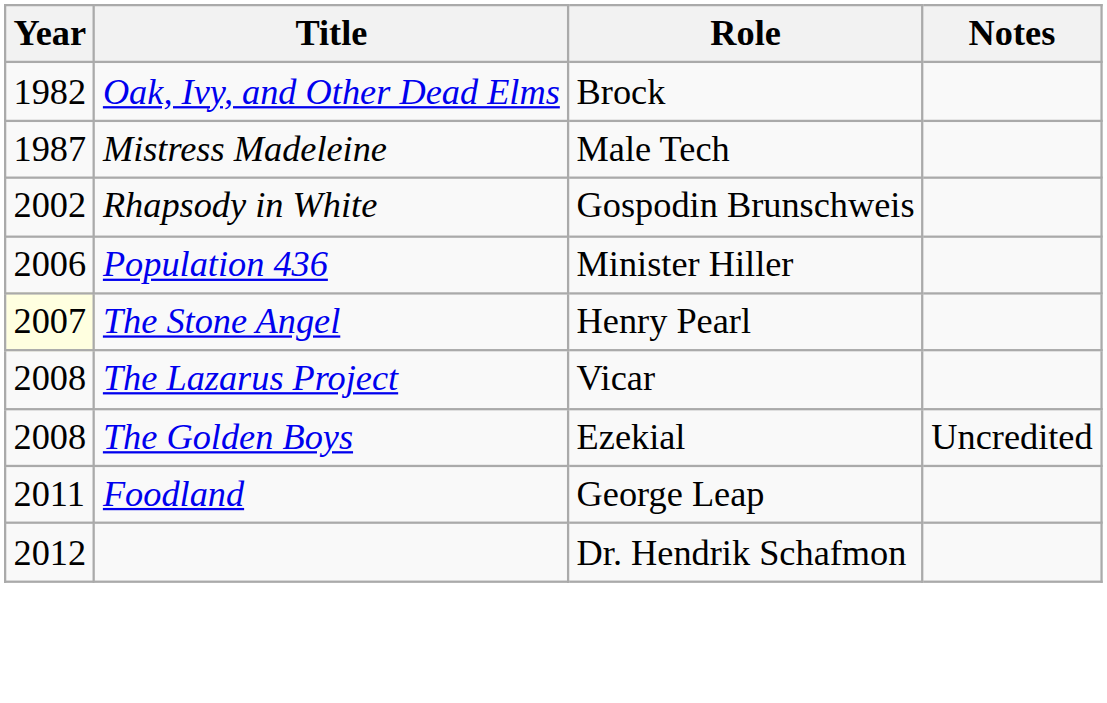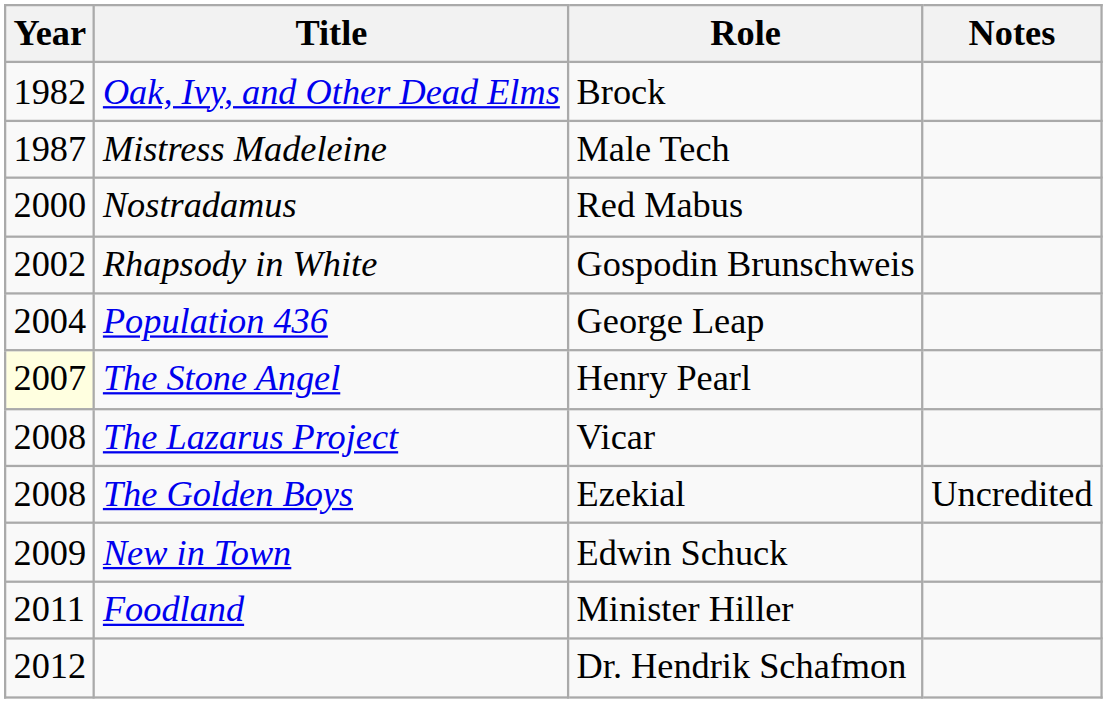+ row: (200, 206)
(50, 263) 2006 -> (50, 321) 2004
(685, 263) Minister Hiller -> (671, 321) George Leap
+ row: (197, 551)
(671, 494) George Leap -> (685, 609) Minister Hiller
